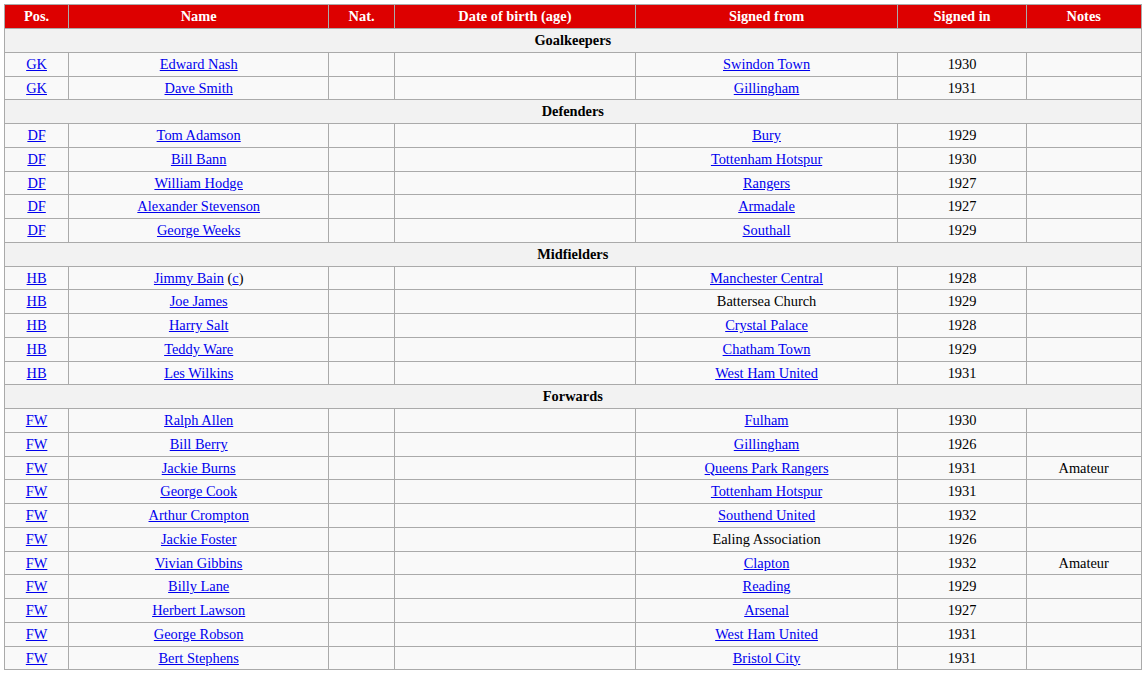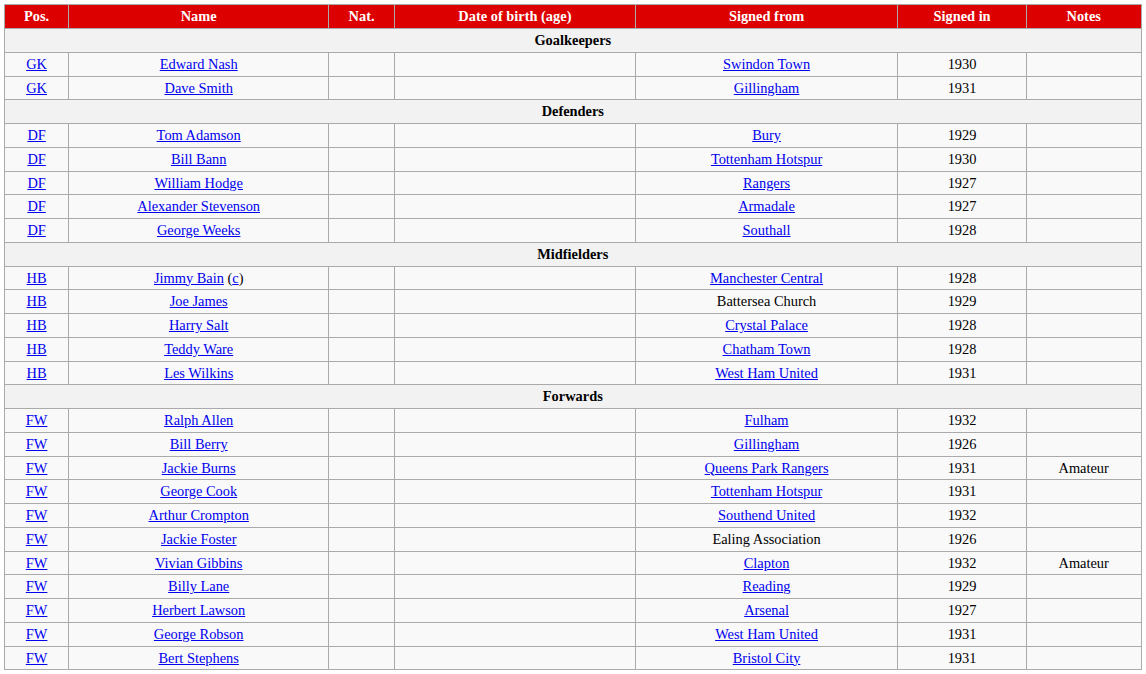(962, 230) 1929 -> (962, 230) 1928
(962, 349) 1929 -> (962, 349) 1928
(962, 420) 1930 -> (962, 420) 1932
